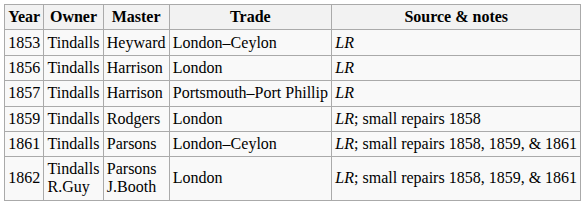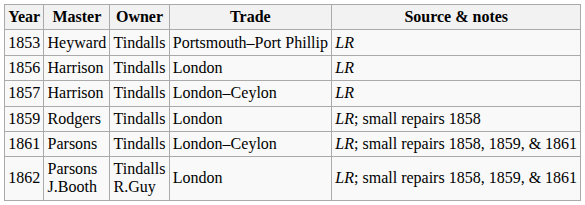columns swapped: (136, 17) <-> (73, 17)
(225, 42) London–Ceylon -> (250, 42) Portsmouth–Port Phillip
(250, 93) Portsmouth–Port Phillip -> (225, 93) London–Ceylon
